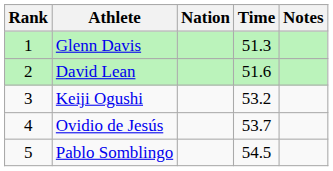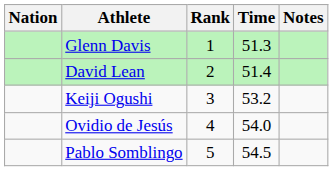columns swapped: (28, 17) <-> (206, 17)
(257, 71) 51.6 -> (257, 71) 51.4
(257, 125) 53.7 -> (257, 125) 54.0
